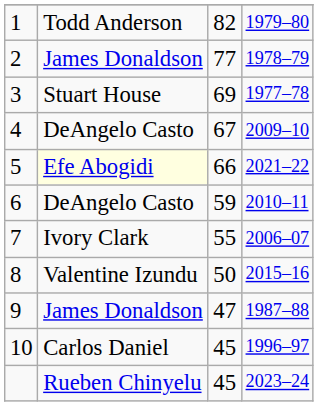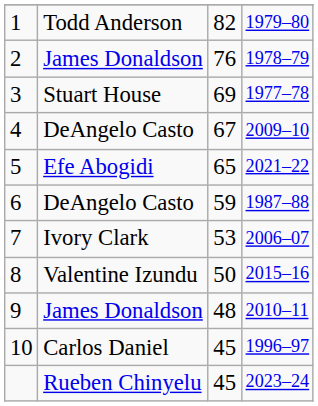(225, 58) 77 -> (225, 58) 76
(98, 166) lightyellow background -> (98, 166) no background
(225, 166) 66 -> (225, 166) 65
(277, 202) 2010–11 -> (277, 202) 1987–88
(225, 238) 55 -> (225, 238) 53
(225, 310) 47 -> (225, 310) 48
(277, 310) 1987–88 -> (277, 310) 2010–11
